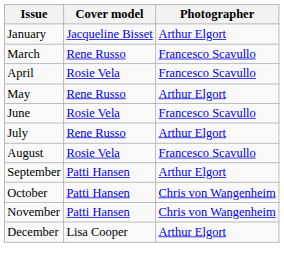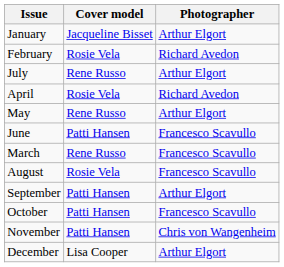+ row: (30, 53)
rows swapped: (24, 53) <-> (18, 133)
(207, 73) Francesco Scavullo -> (199, 93) Richard Avedon
(93, 113) Rosie Vela -> (98, 133) Patti Hansen
(217, 192) Chris von Wangenheim -> (207, 212) Francesco Scavullo
